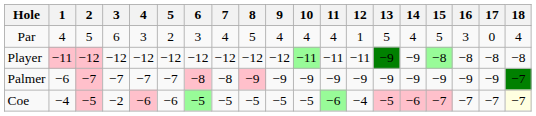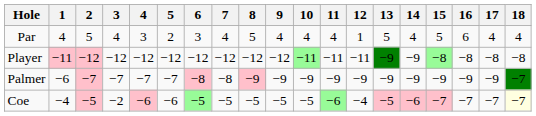(116, 36) 6 -> (116, 36) 4
(466, 36) 3 -> (466, 36) 6
(492, 36) 0 -> (492, 36) 4
